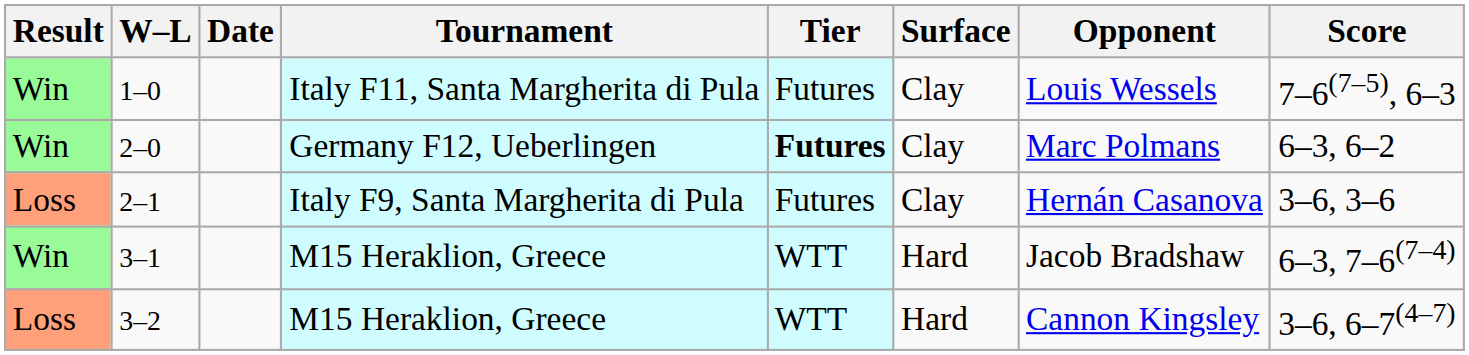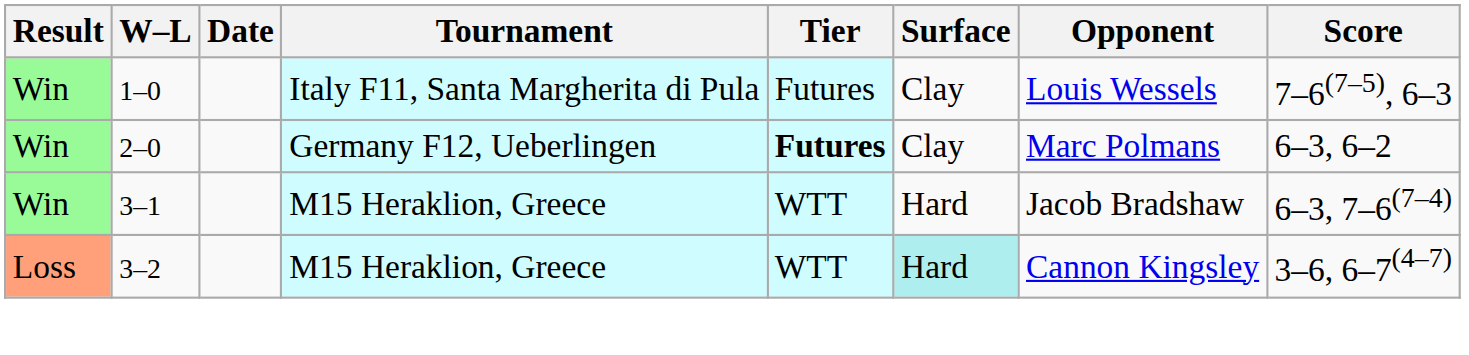- row: (140, 201)
(934, 318) no background -> (934, 265) paleturquoise background
